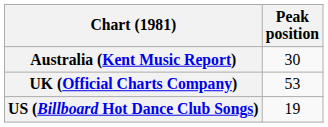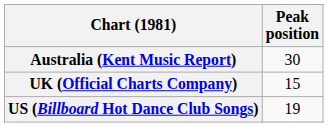(292, 84) 53 -> (292, 84) 15
